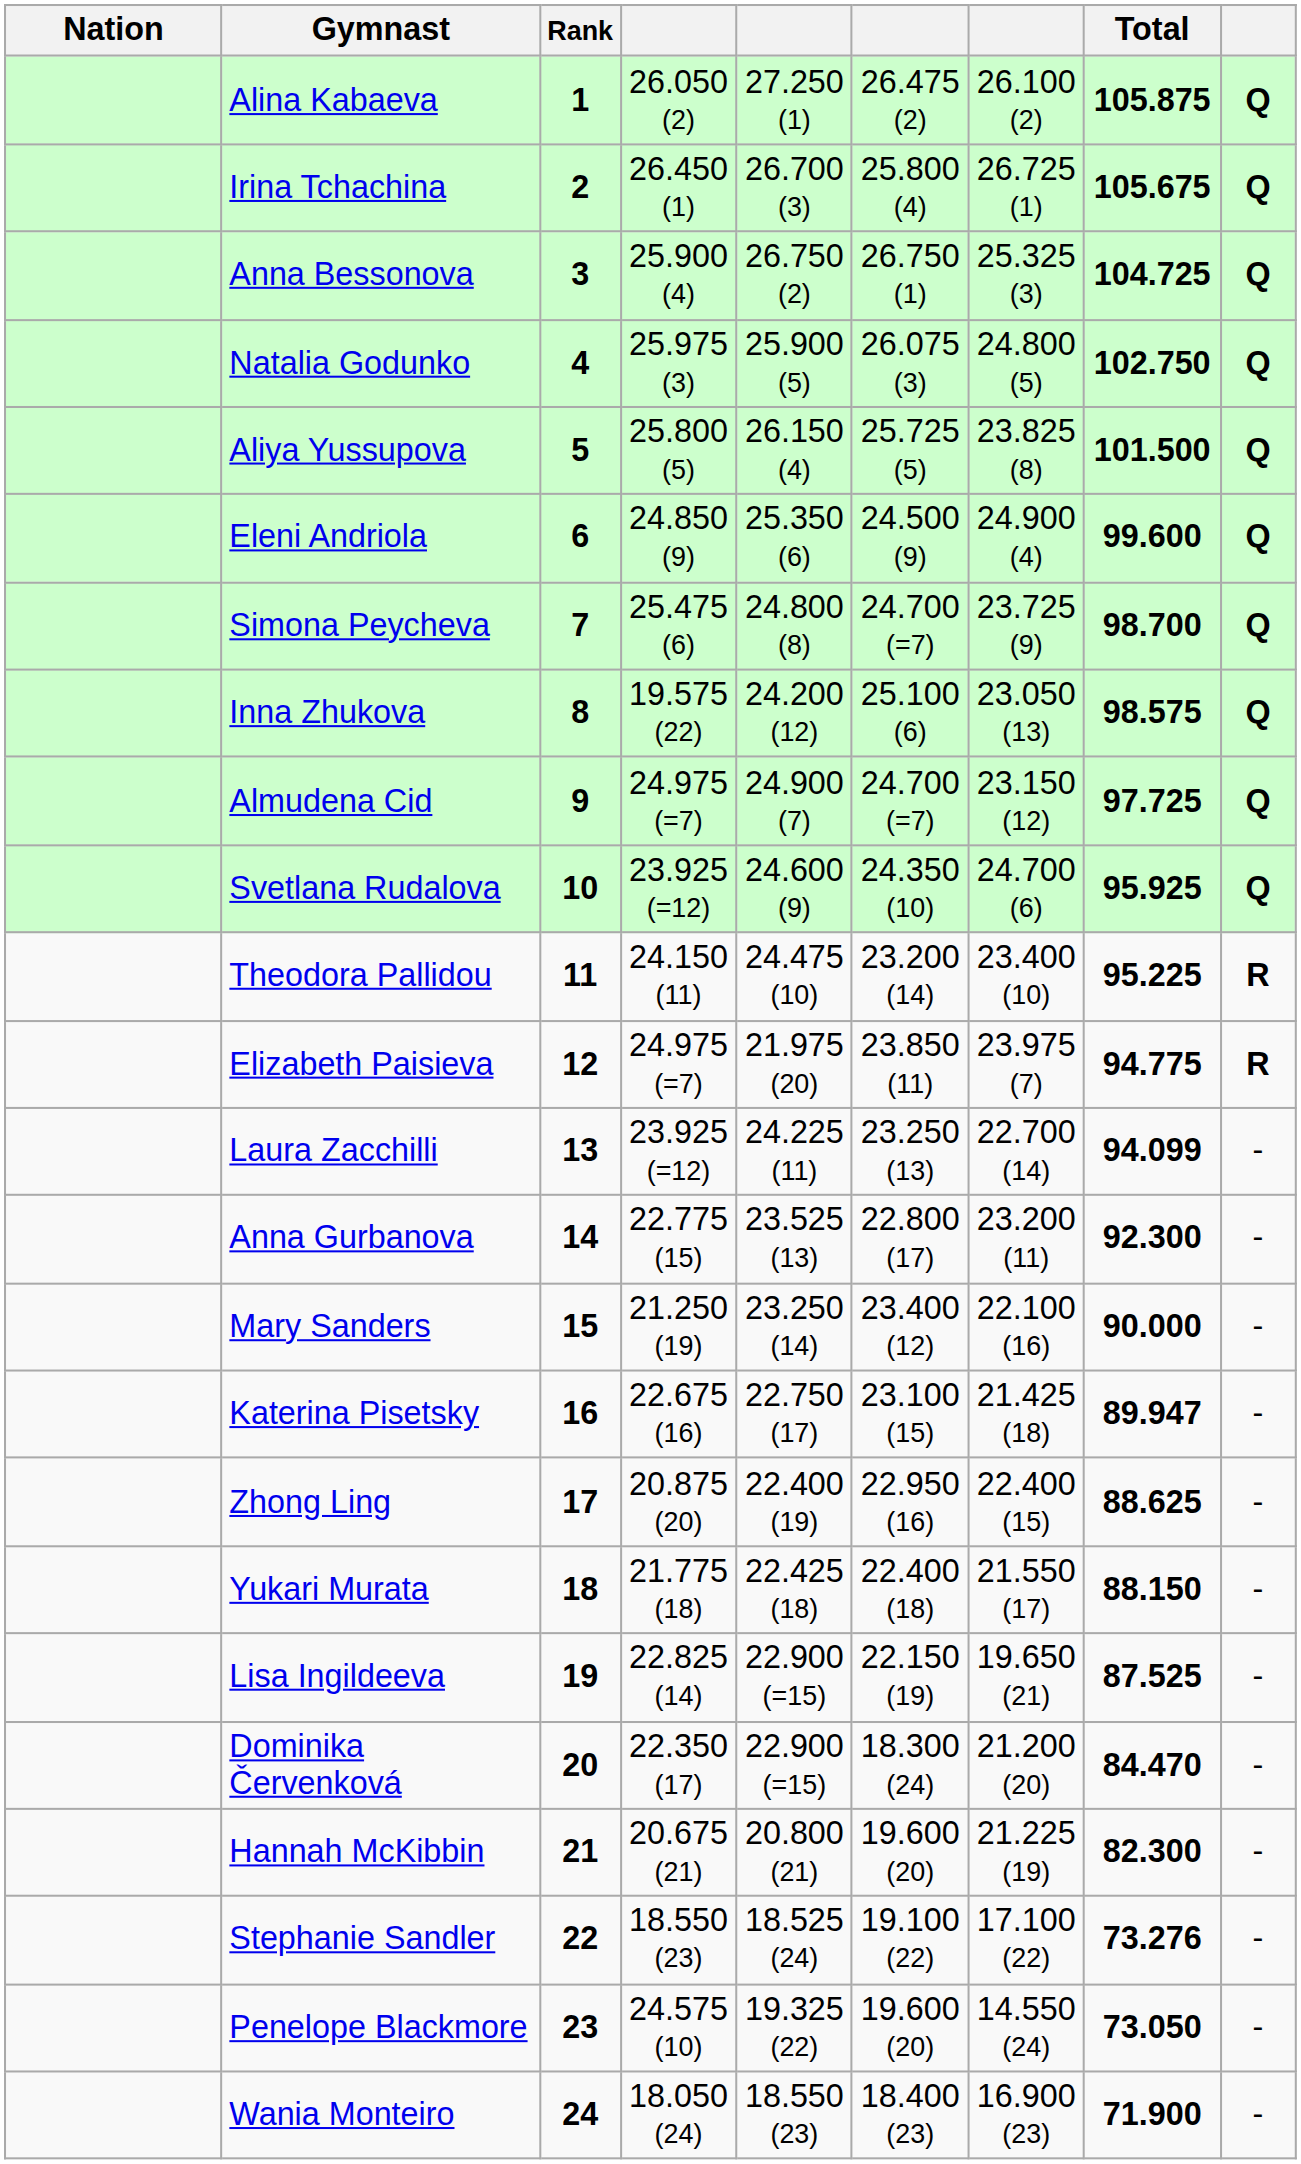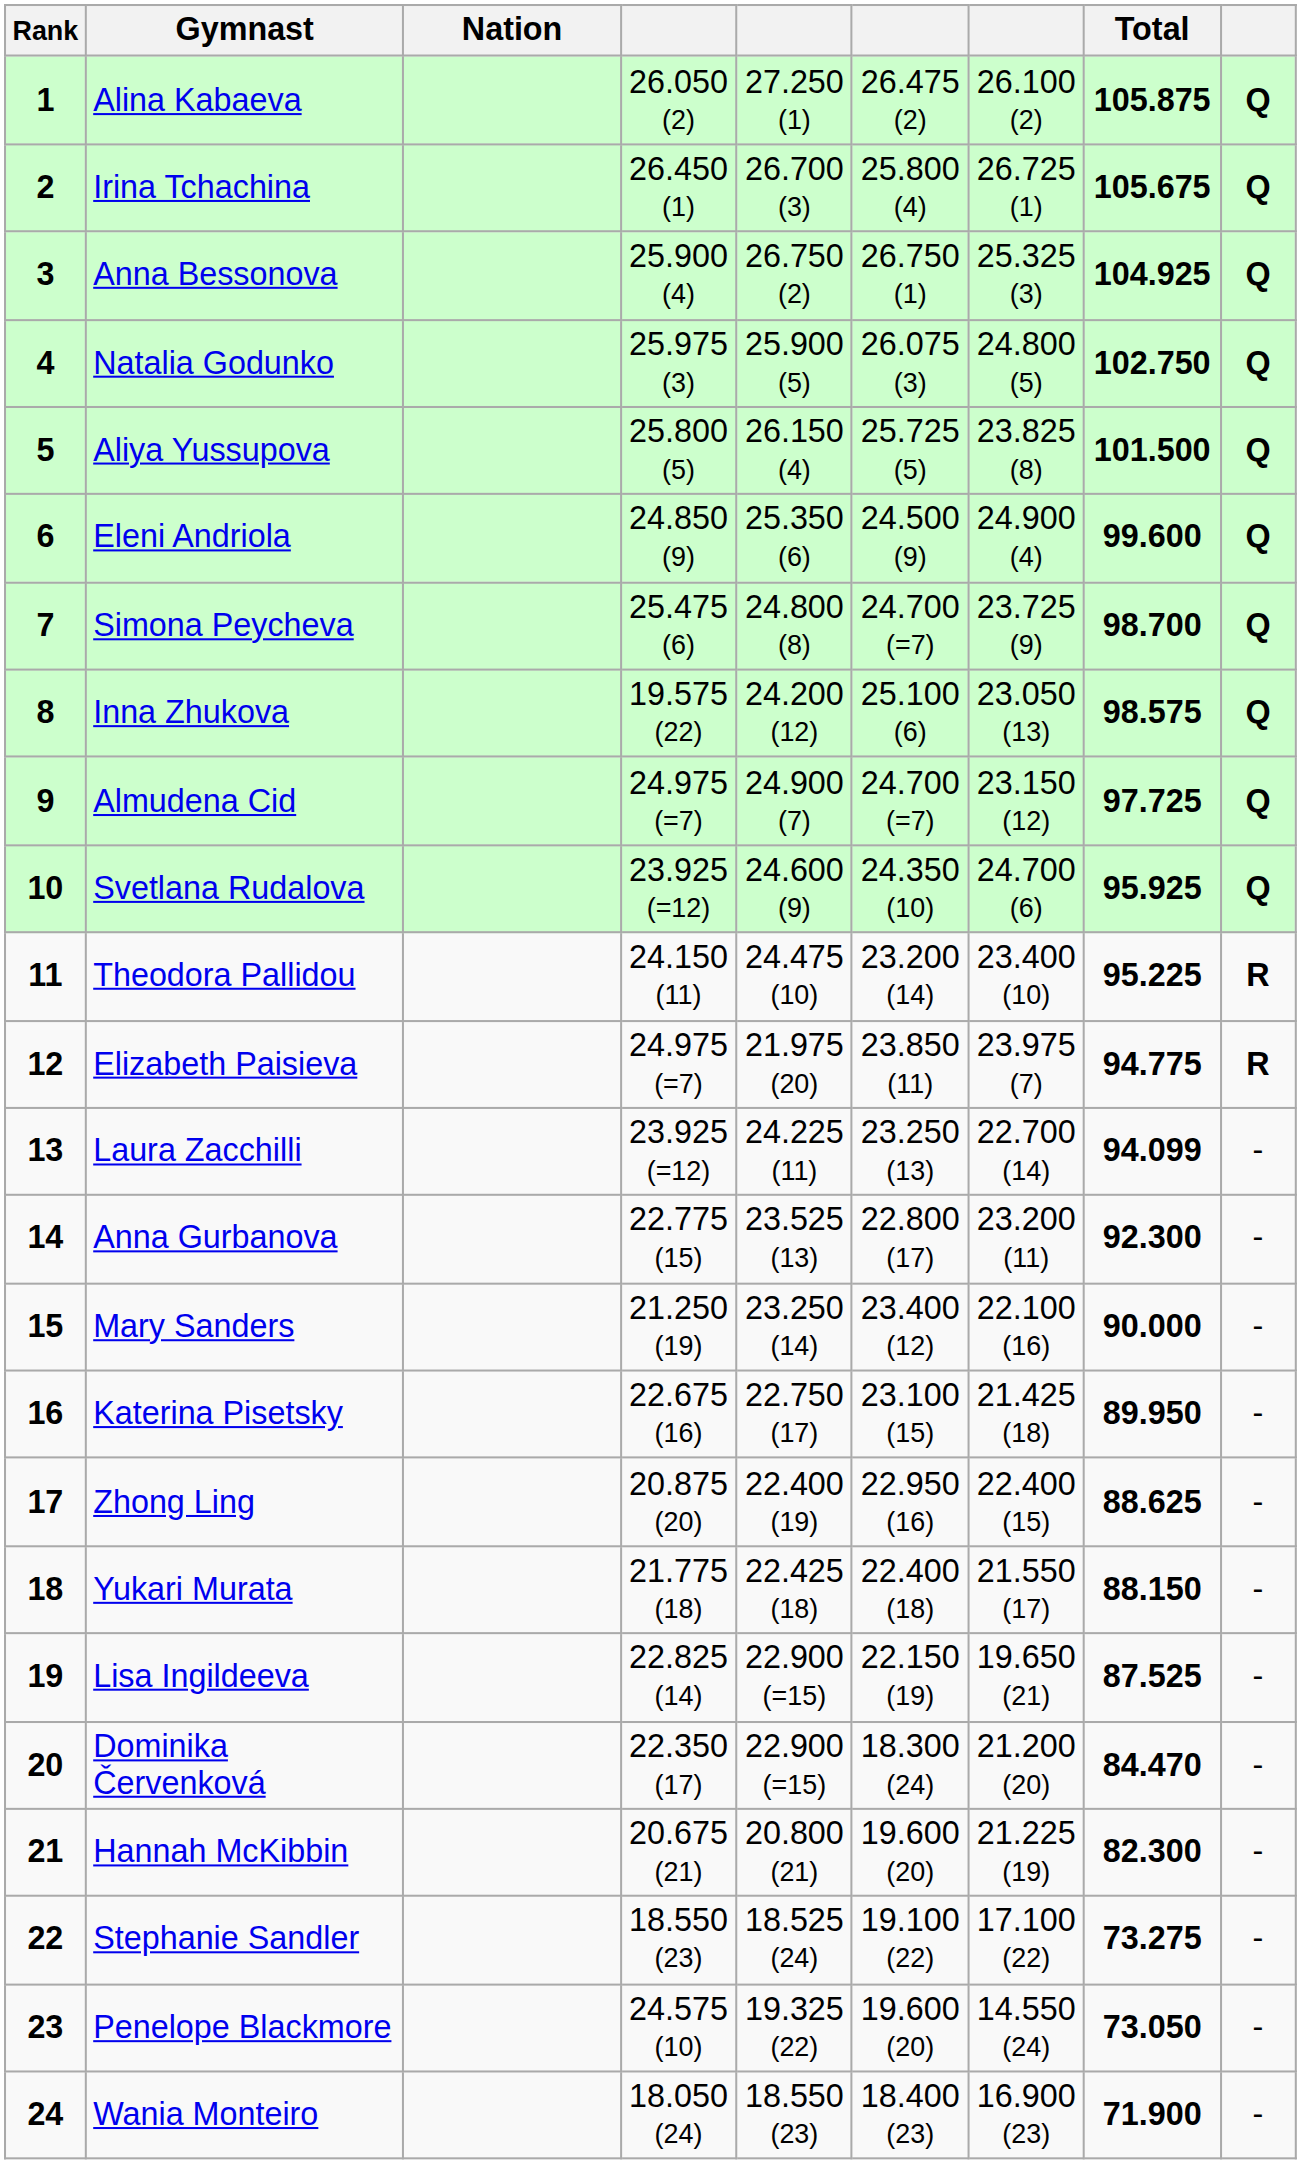columns swapped: (580, 32) <-> (113, 30)
(1152, 274) 104.725 -> (1152, 274) 104.925
(1152, 1413) 89.947 -> (1152, 1413) 89.950
(1152, 1939) 73.276 -> (1152, 1939) 73.275
